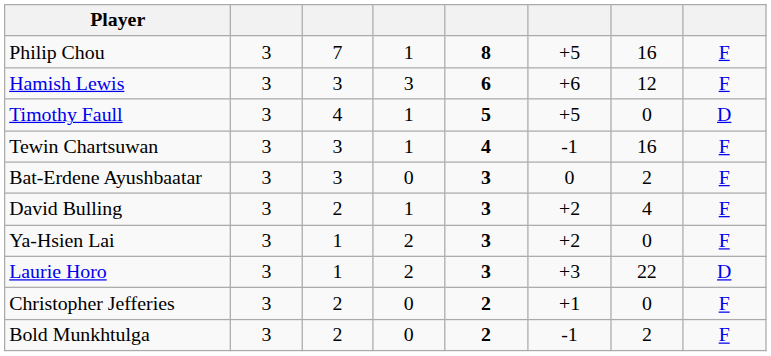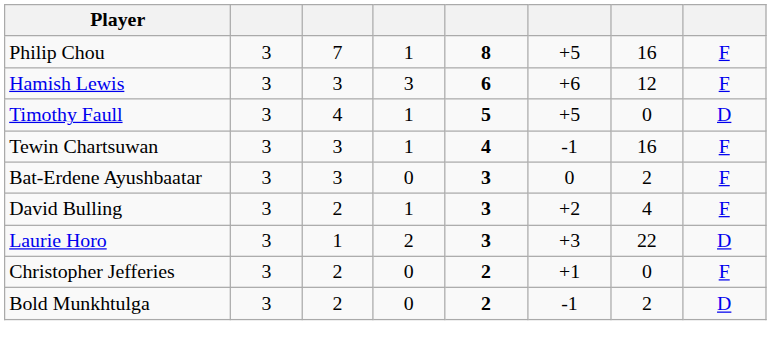- row: (62, 240)
(724, 334) F -> (724, 303) D
